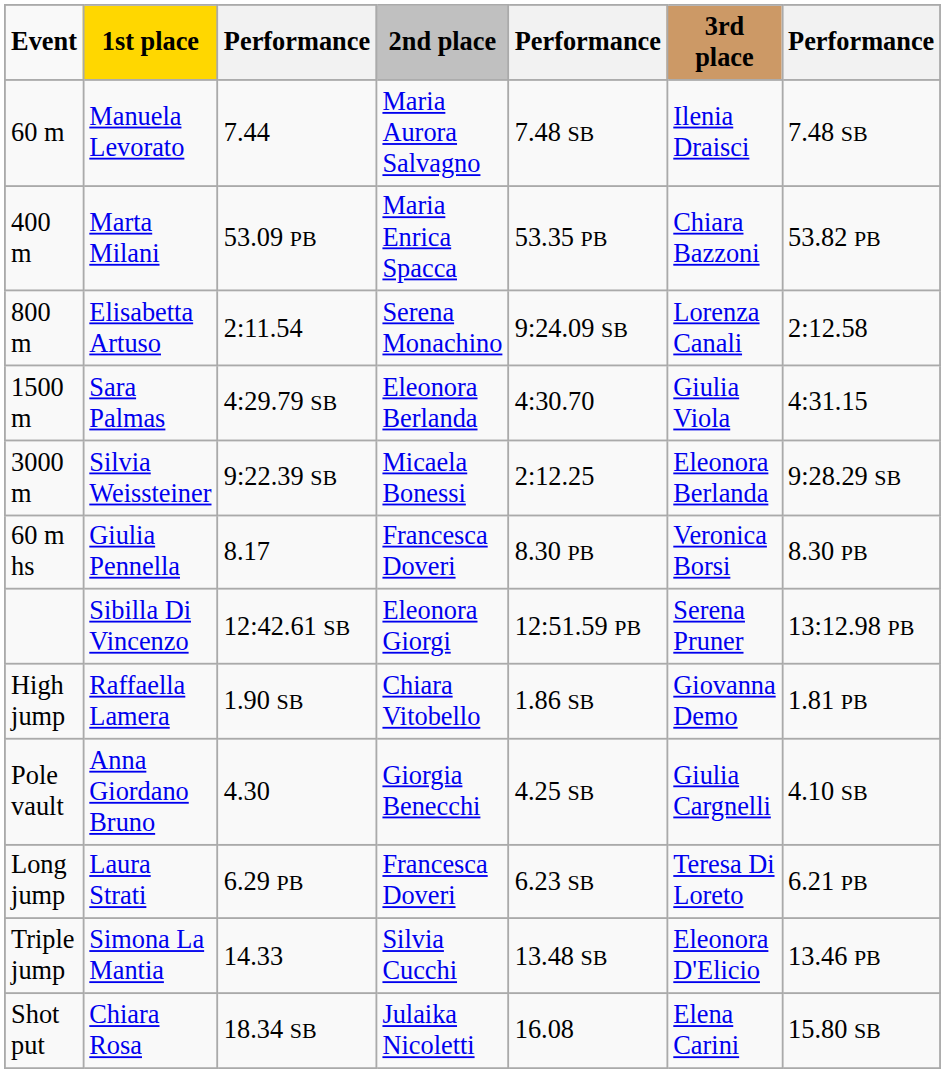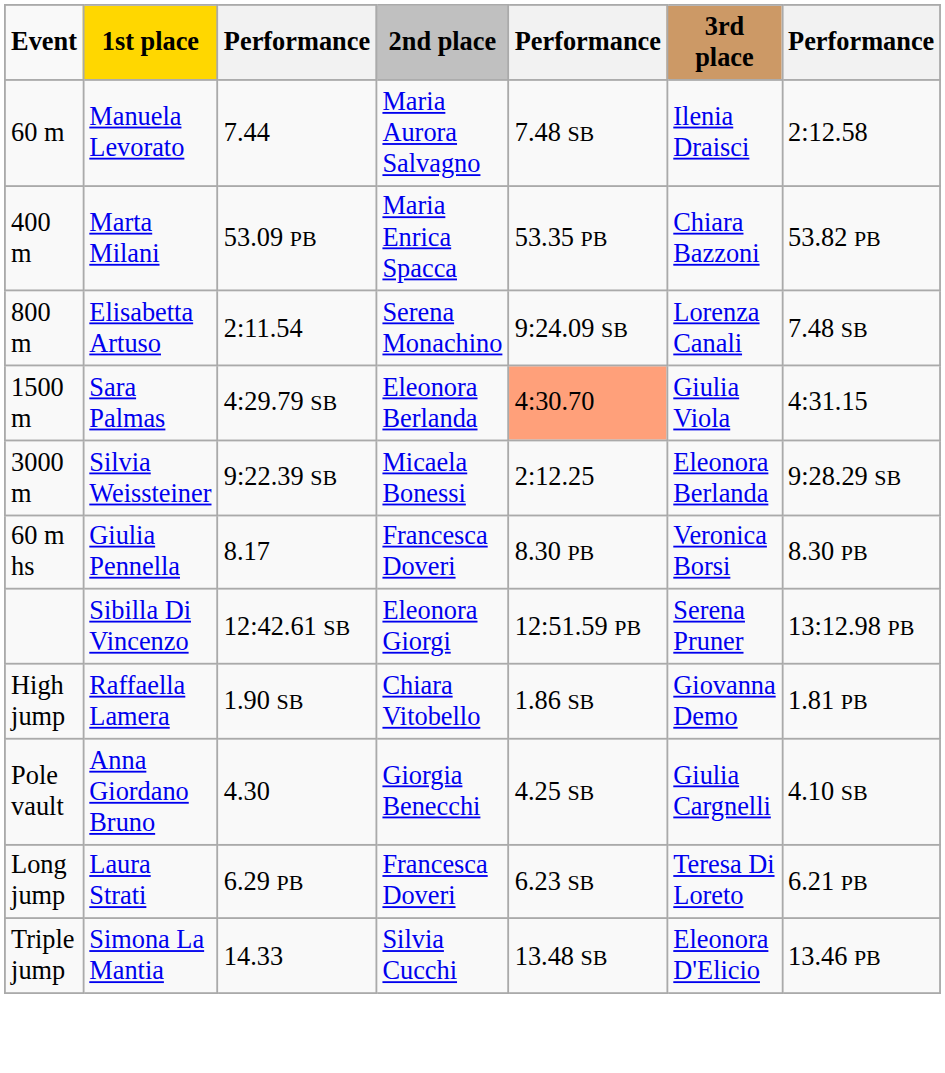(828, 132) 7.48 SB -> (828, 132) 2:12.58
(828, 328) 2:12.58 -> (828, 328) 7.48 SB
(555, 402) no background -> (555, 402) lightsalmon background
- row: (35, 1030)
